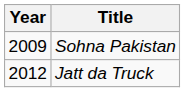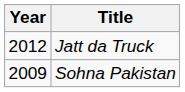rows swapped: (115, 45) <-> (104, 73)
